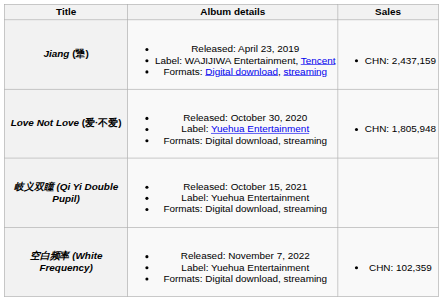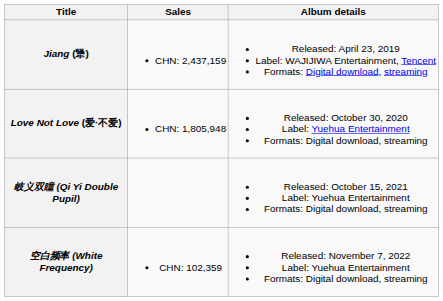columns swapped: (233, 12) <-> (388, 12)
